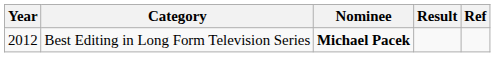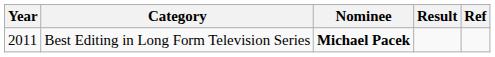(23, 39) 2012 -> (22, 39) 2011
